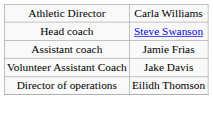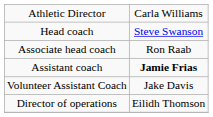+ row: (67, 49)
(169, 49) normal -> (169, 67) bold
